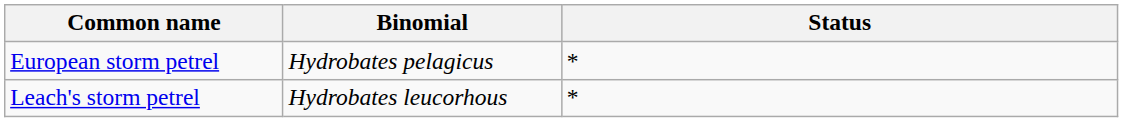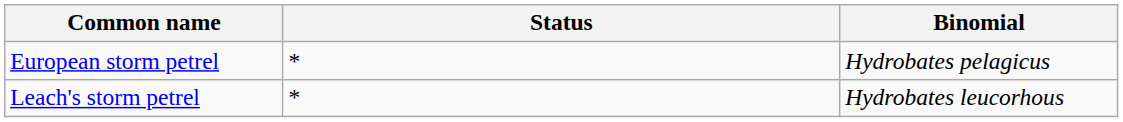columns swapped: (422, 23) <-> (840, 23)
